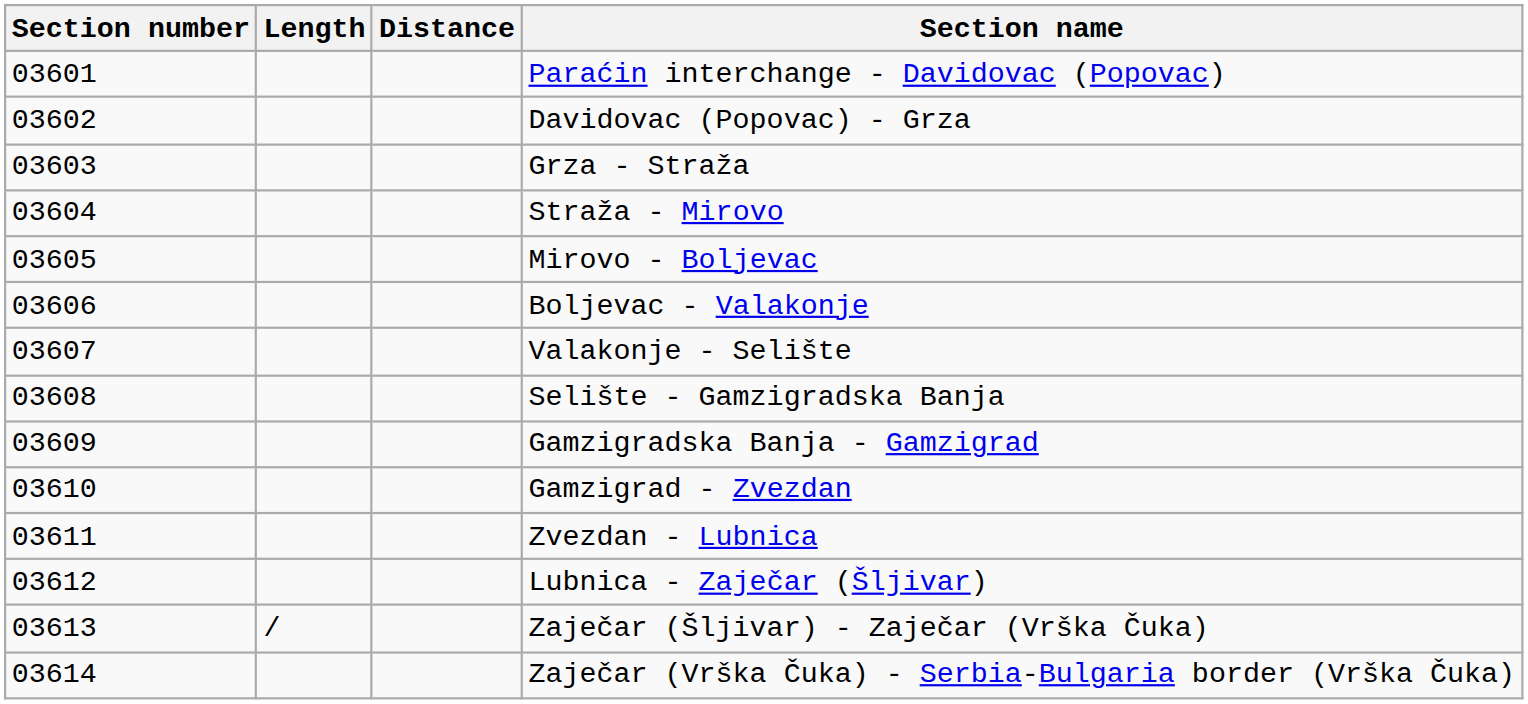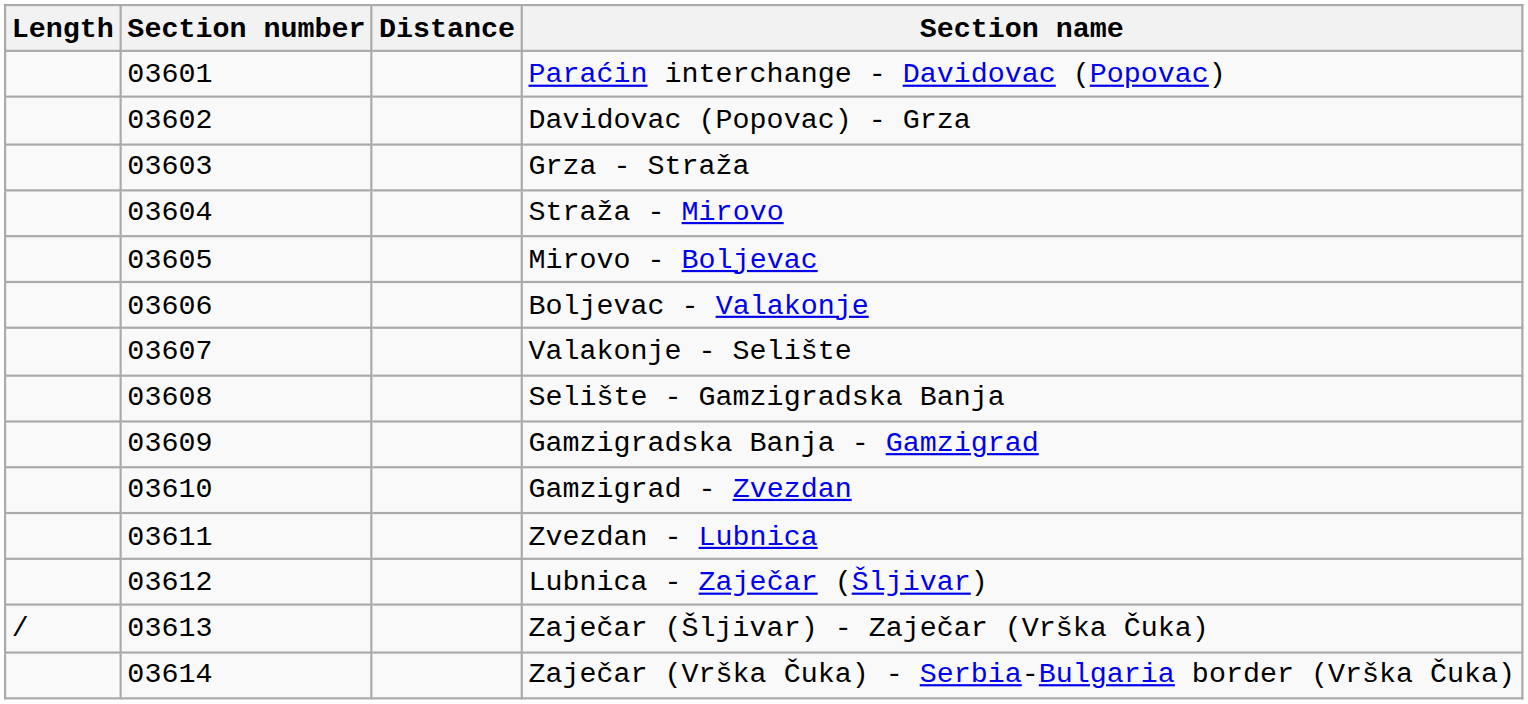columns swapped: (131, 28) <-> (314, 28)
